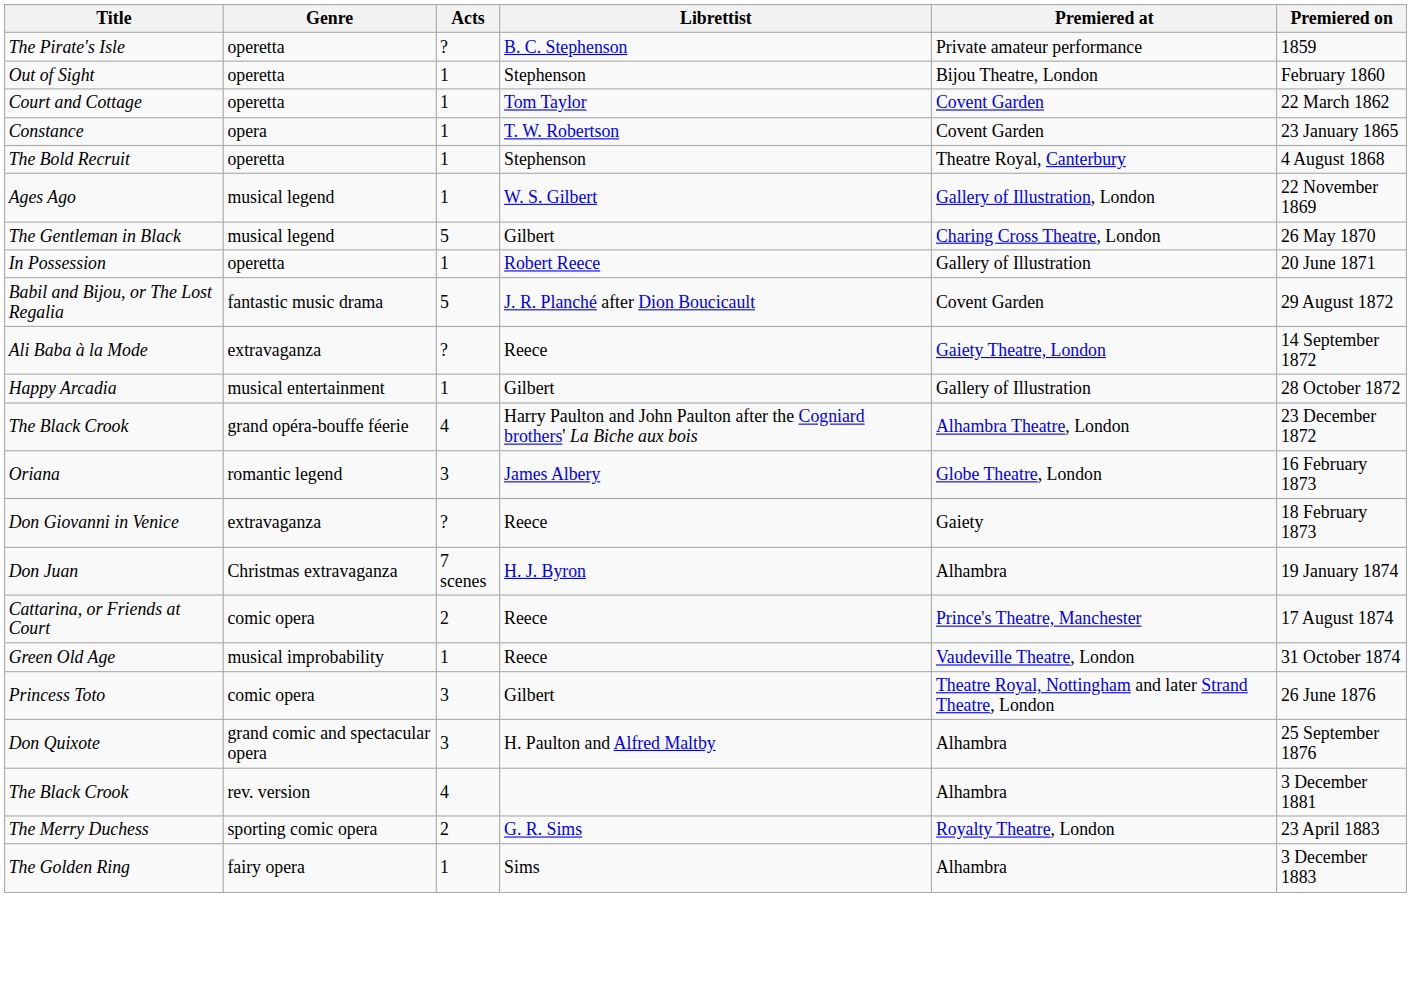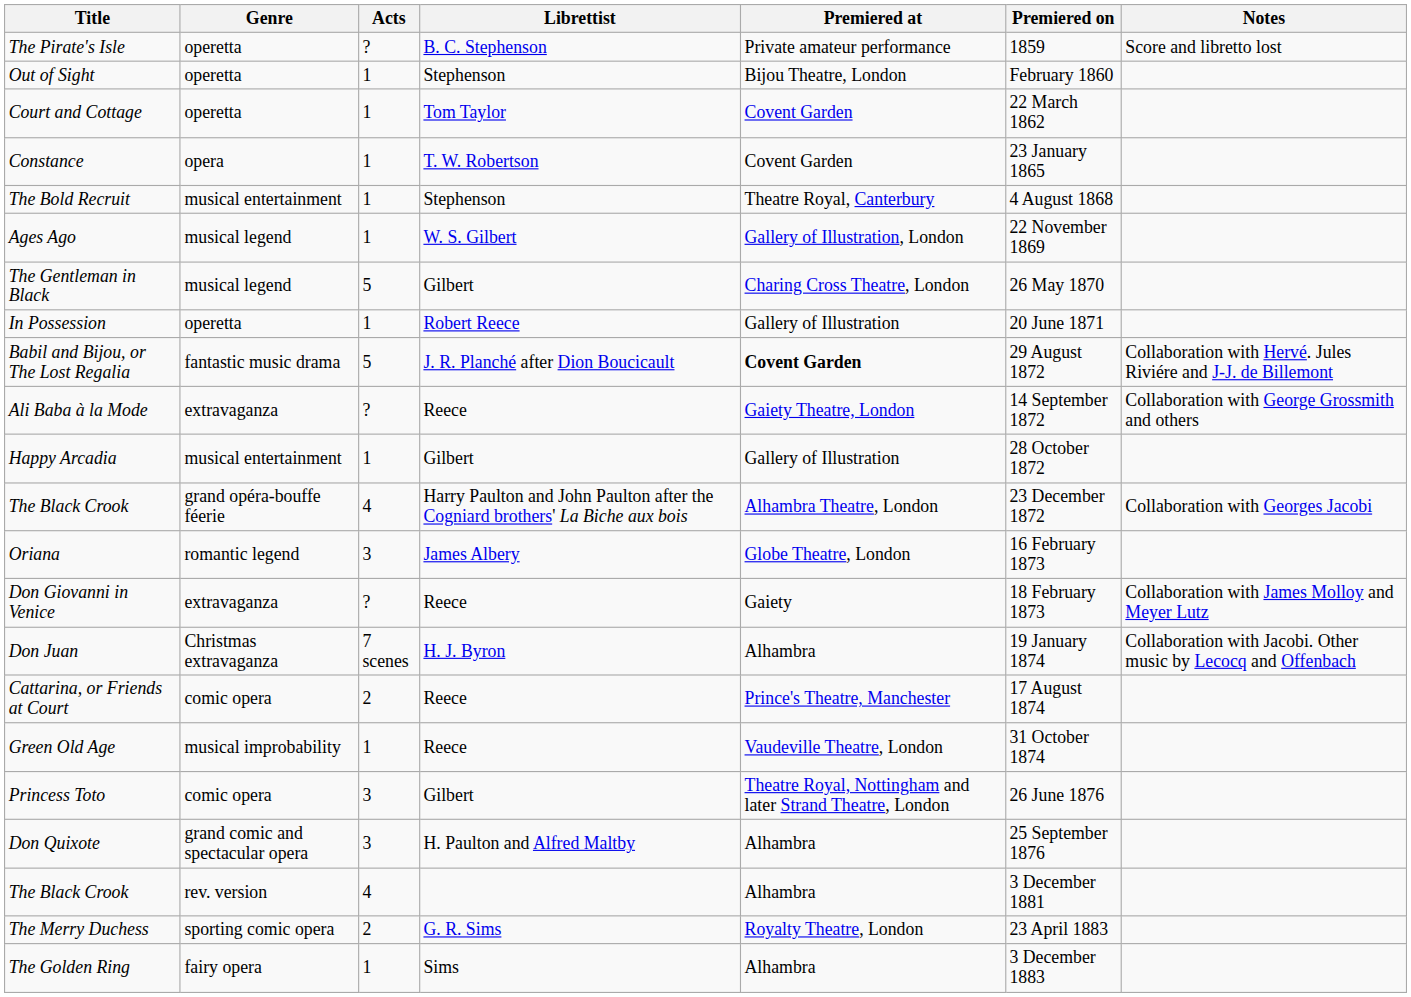+ column: (1264, 18)
(256, 159) operetta -> (263, 199) musical entertainment
(990, 302) normal -> (803, 361) bold
